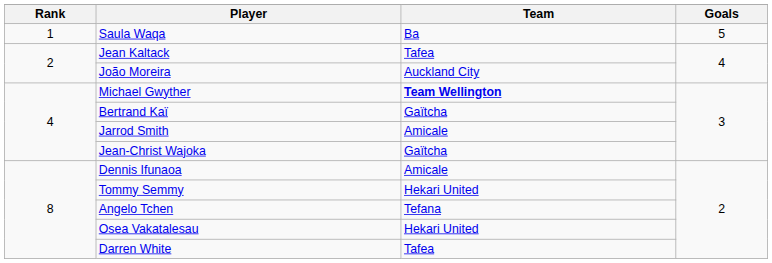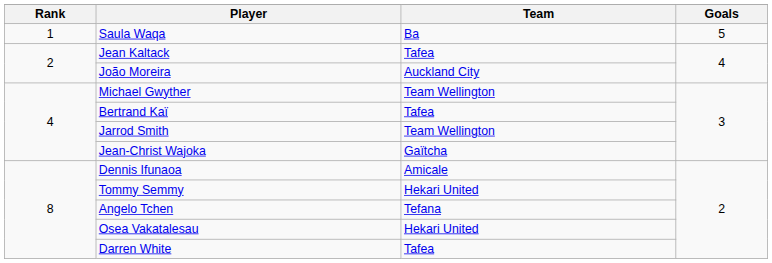(453, 92) bold -> (449, 92) normal
(426, 111) Gaïtcha -> (419, 111) Tafea
(426, 131) Amicale -> (449, 131) Team Wellington
